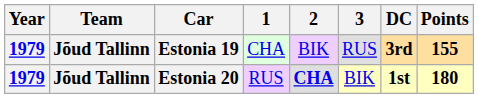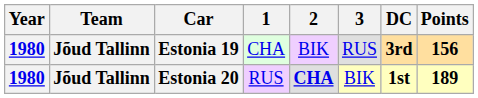(27, 49) 1979 -> (27, 49) 1980
(445, 49) 155 -> (445, 49) 156
(27, 79) 1979 -> (27, 79) 1980
(445, 79) 180 -> (445, 79) 189
